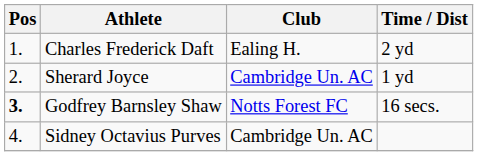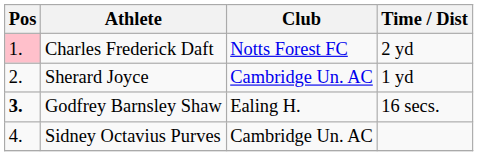(16, 48) no background -> (16, 48) pink background
(265, 48) Ealing H. -> (289, 48) Notts Forest FC
(289, 106) Notts Forest FC -> (265, 106) Ealing H.
